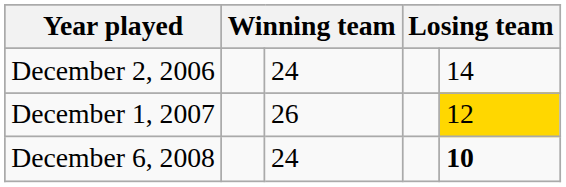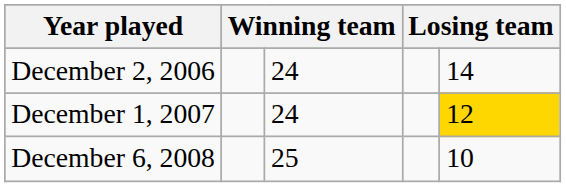(285, 114) 26 -> (285, 114) 24
(285, 158) 24 -> (285, 158) 25
(460, 158) bold -> (460, 158) normal
